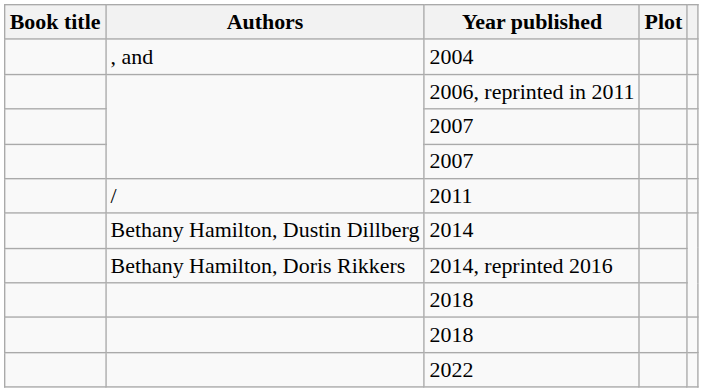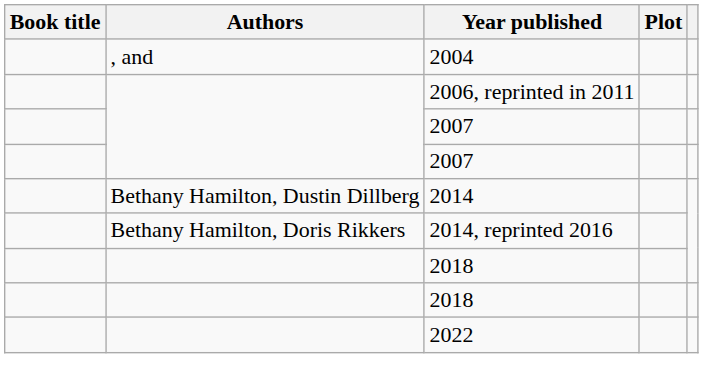- row: (114, 195)
